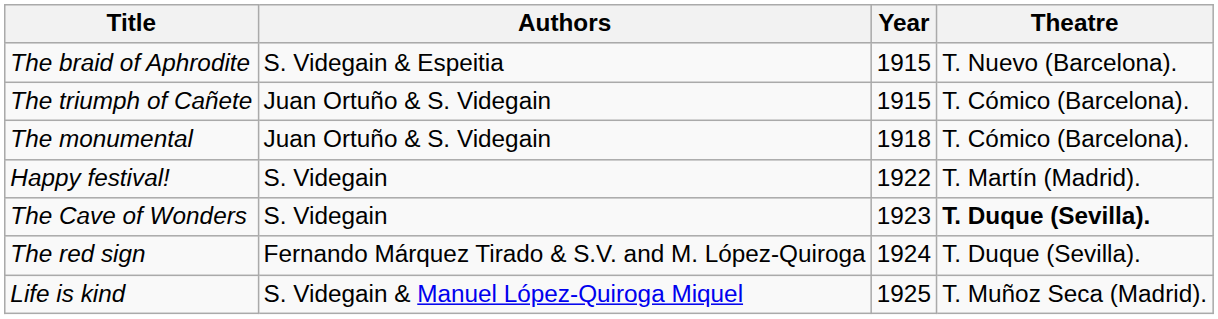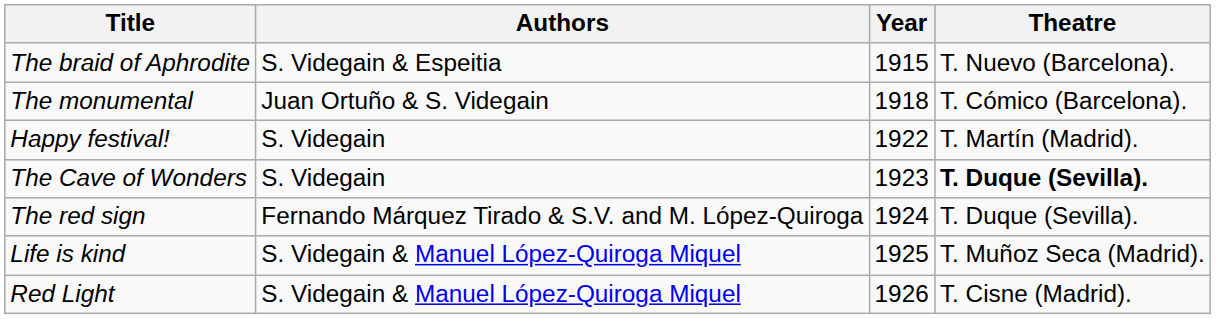- row: (131, 100)
+ row: (62, 293)
